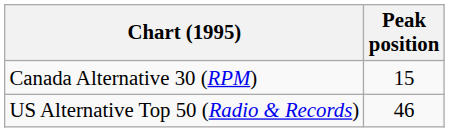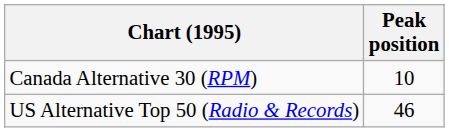(404, 77) 15 -> (404, 77) 10
